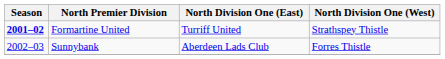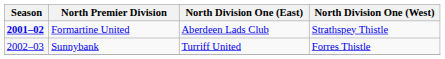(211, 29) Turriff United -> (225, 29) Aberdeen Lads Club
(225, 46) Aberdeen Lads Club -> (211, 46) Turriff United
